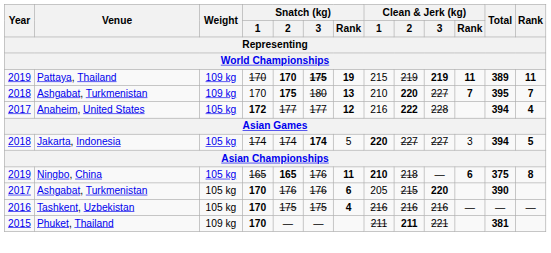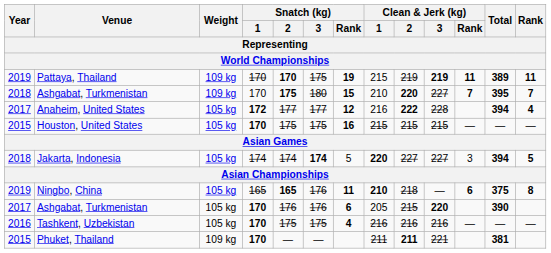(318, 77) bold -> (318, 77) normal
(349, 93) 13 -> (349, 93) 15
+ row: (19, 126)
